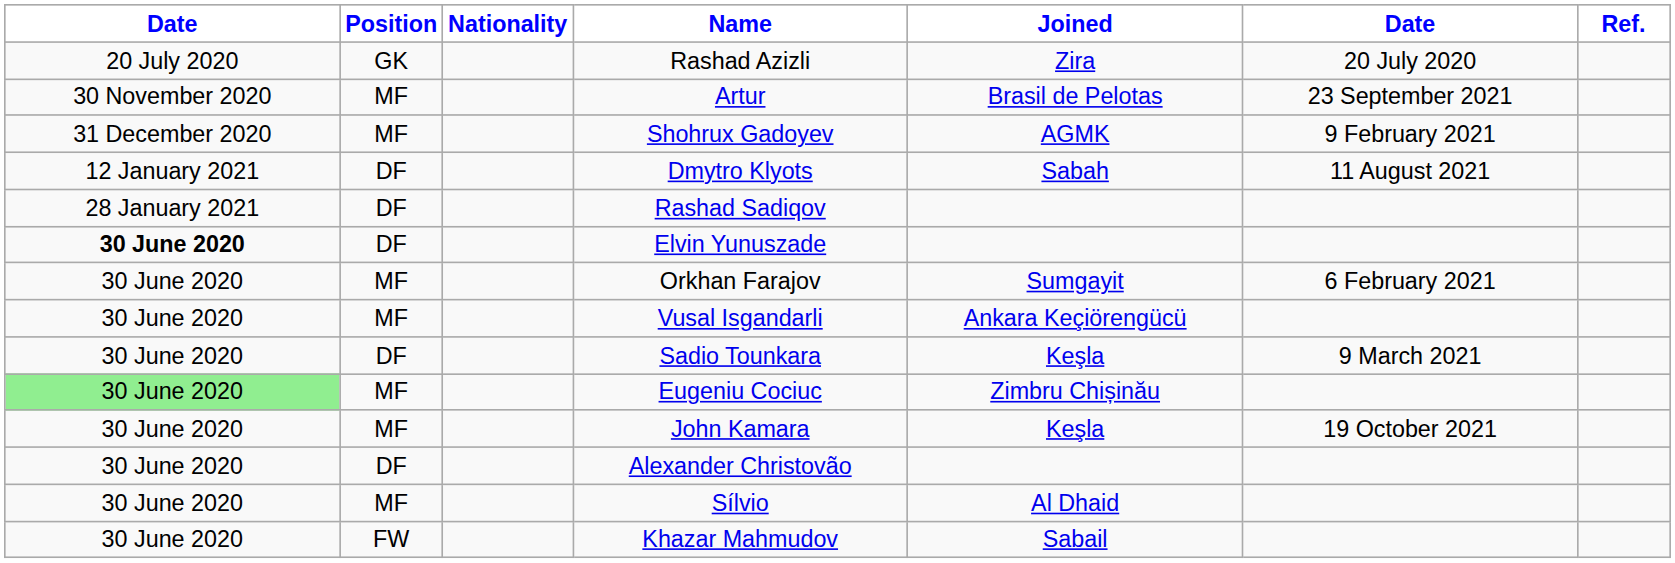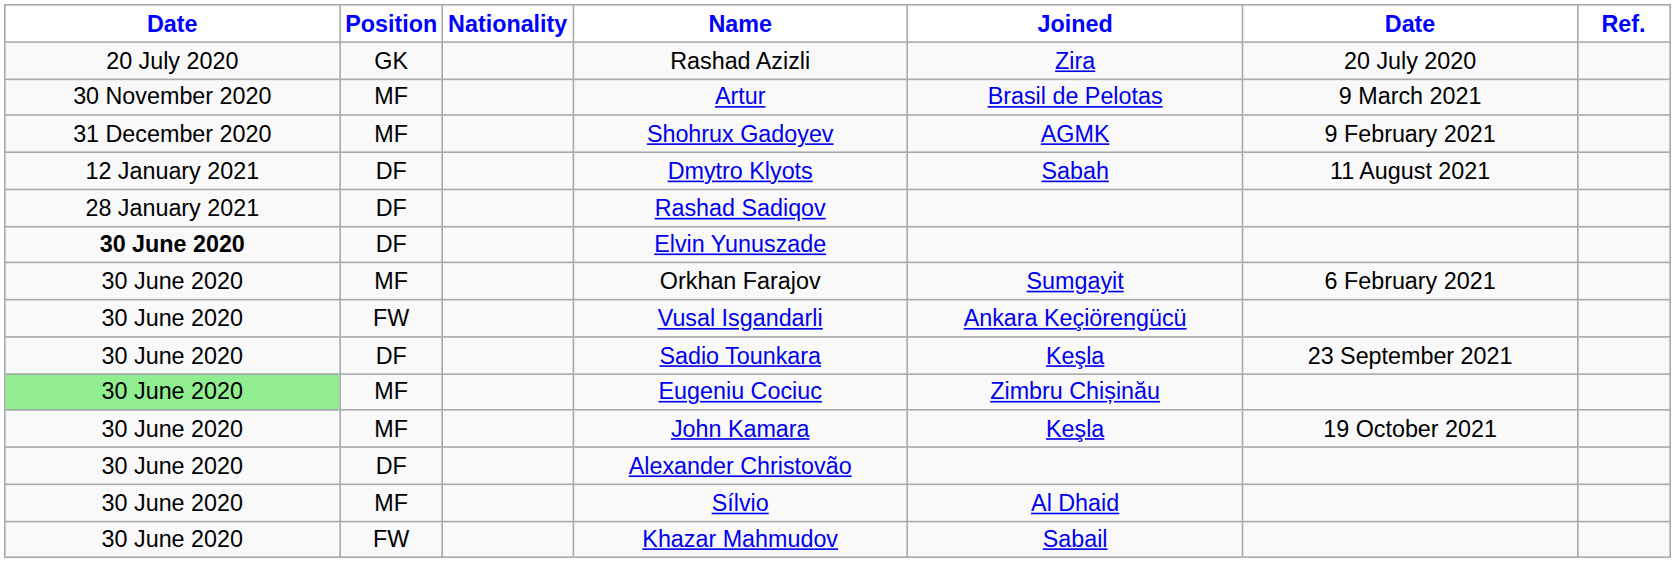(1410, 97) 23 September 2021 -> (1410, 97) 9 March 2021
(391, 318) MF -> (391, 318) FW
(1410, 355) 9 March 2021 -> (1410, 355) 23 September 2021
